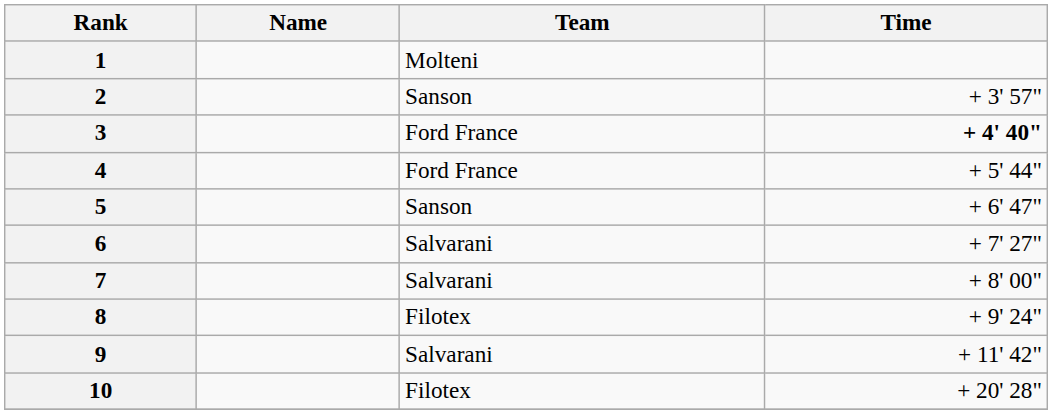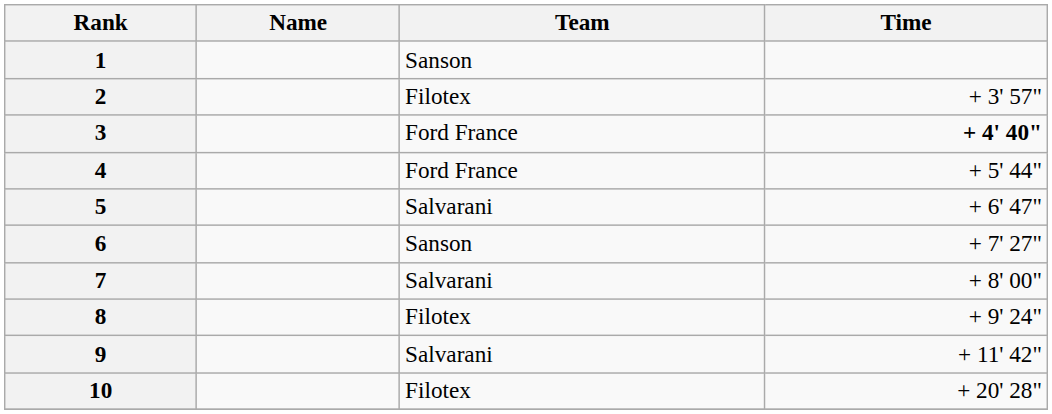(442, 59) Molteni -> (439, 59) Sanson
(439, 96) Sanson -> (438, 96) Filotex
(439, 206) Sanson -> (449, 206) Salvarani
(449, 243) Salvarani -> (439, 243) Sanson
